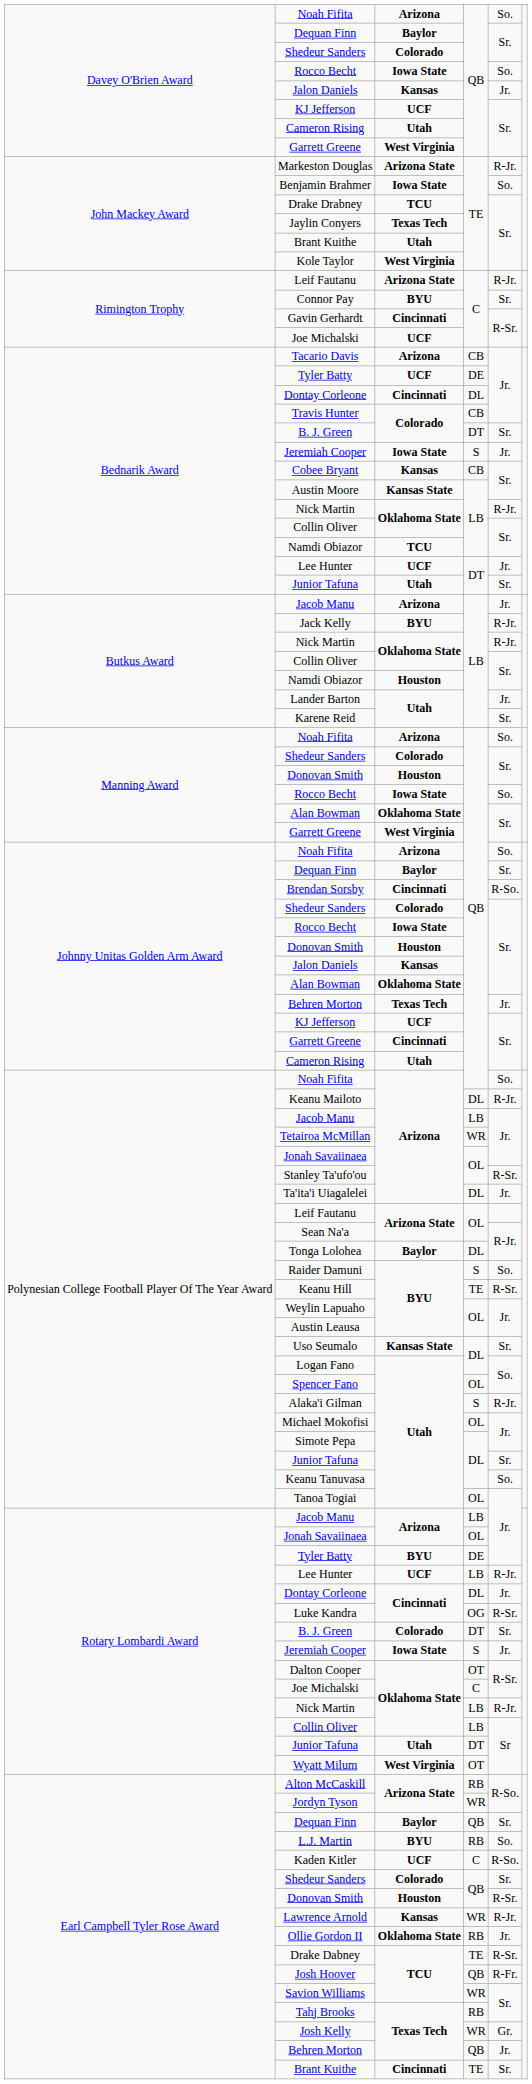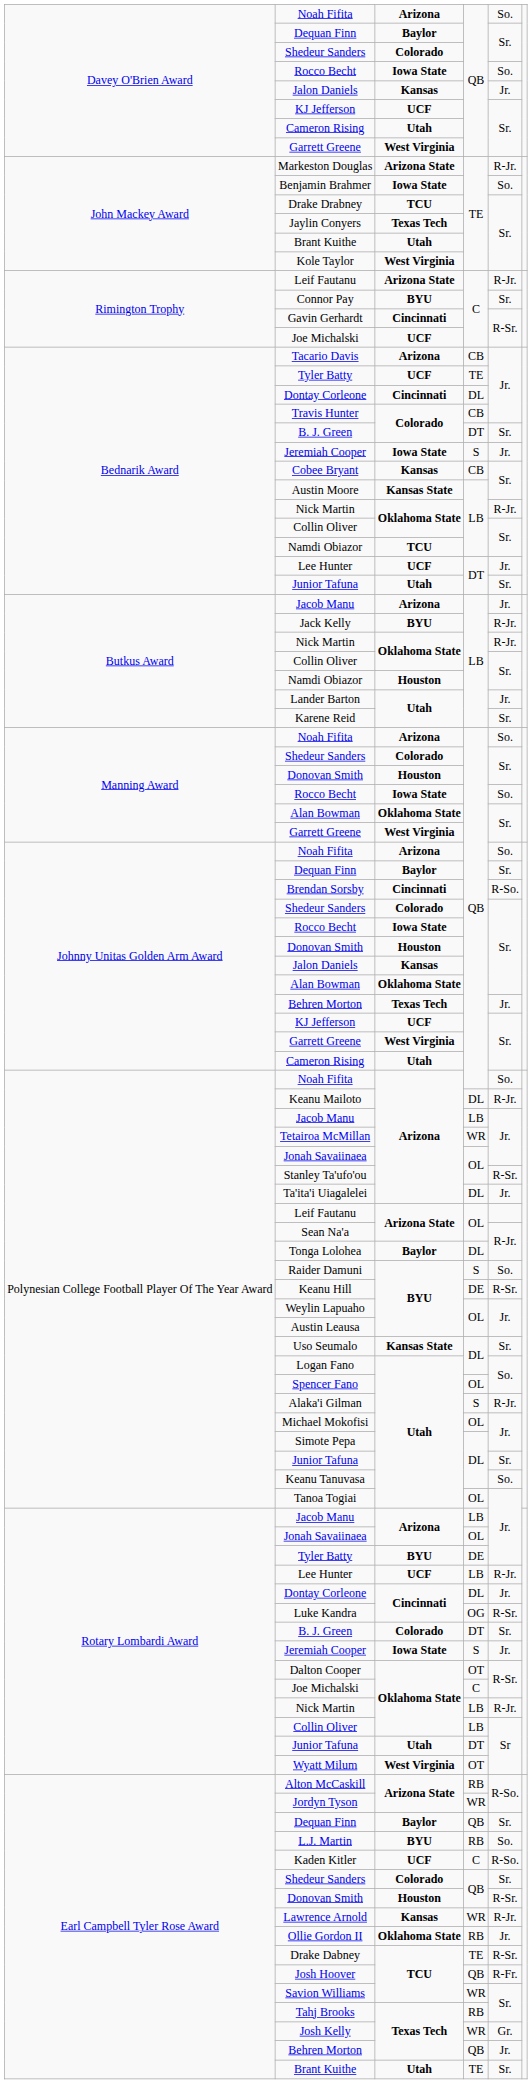(476, 375) DE -> (476, 375) TE
(419, 1041) Cincinnati -> (419, 1041) West Virginia
(476, 1289) TE -> (476, 1289) DE
(419, 2069) Cincinnati -> (419, 2069) Utah
